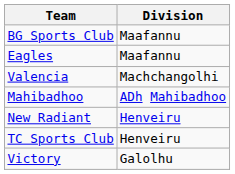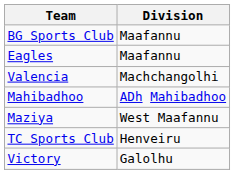+ row: (30, 118)
- row: (49, 118)
